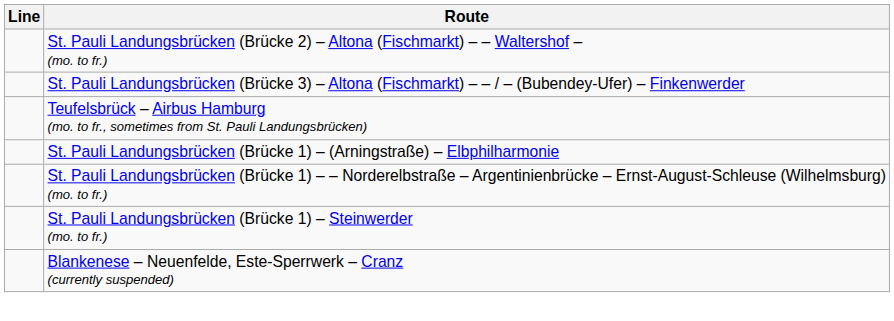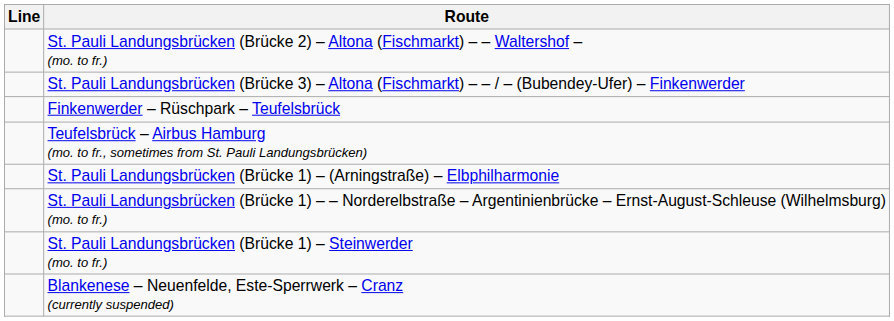+ row: (194, 109)
